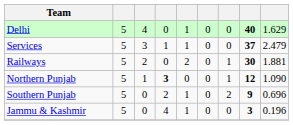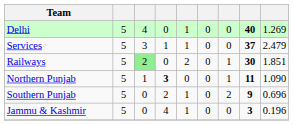(275, 29) 1.629 -> (275, 29) 1.269
(145, 62) no background -> (145, 62) lightgreen background
(275, 62) 1.881 -> (275, 62) 1.851
(250, 78) 12 -> (250, 78) 11
